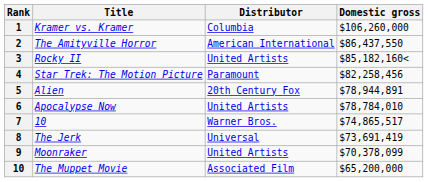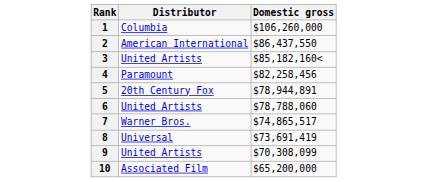- column: (119, 12)
(371, 106) $78,784,010 -> (285, 106) $78,788,060
(371, 153) $70,378,099 -> (285, 153) $70,308,099
